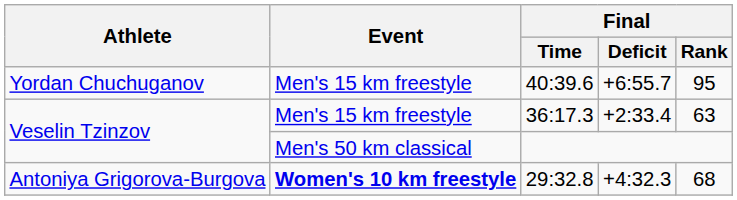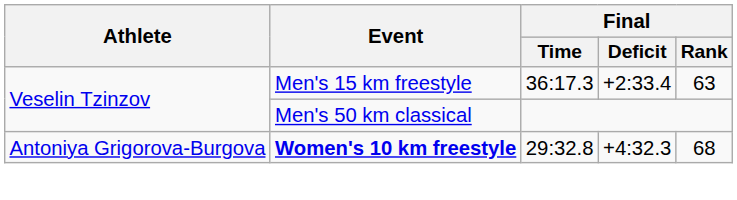- row: (560, 83)
